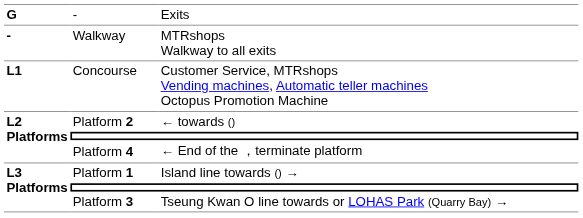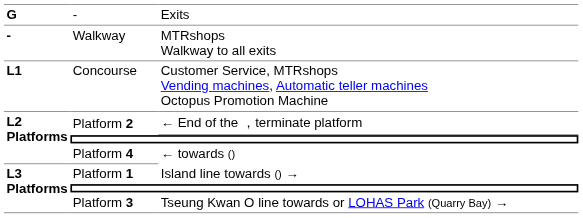(198, 121) ← towards () -> (261, 122) ← End of the ，terminate platform
(261, 150) ← End of the ，terminate platform -> (198, 153) ← towards ()
